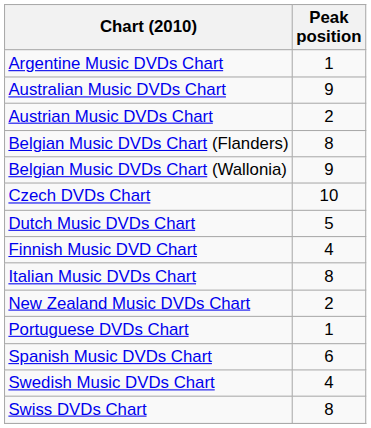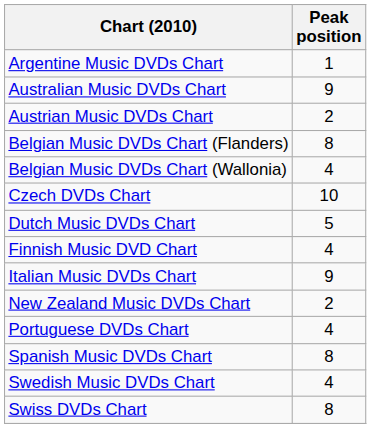(329, 169) 9 -> (329, 169) 4
(329, 276) 8 -> (329, 276) 9
(329, 329) 1 -> (329, 329) 4
(329, 356) 6 -> (329, 356) 8
